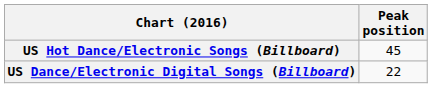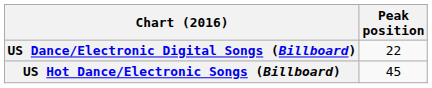rows swapped: (182, 72) <-> (182, 51)
